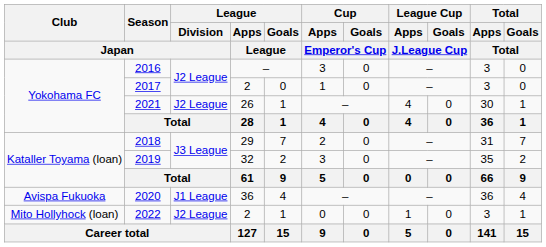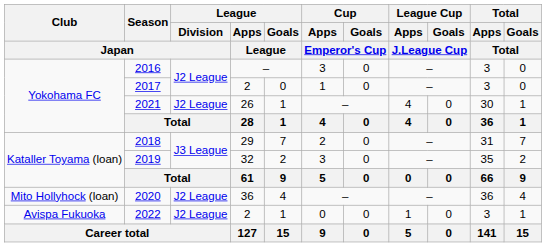(65, 196) Avispa Fukuoka -> (65, 196) Mito Hollyhock (loan)
(201, 196) J1 League -> (201, 196) J2 League
(65, 214) Mito Hollyhock (loan) -> (65, 214) Avispa Fukuoka
